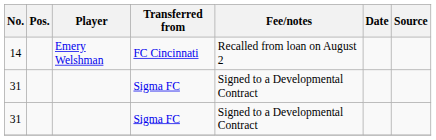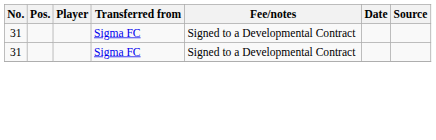- row: (16, 53)
